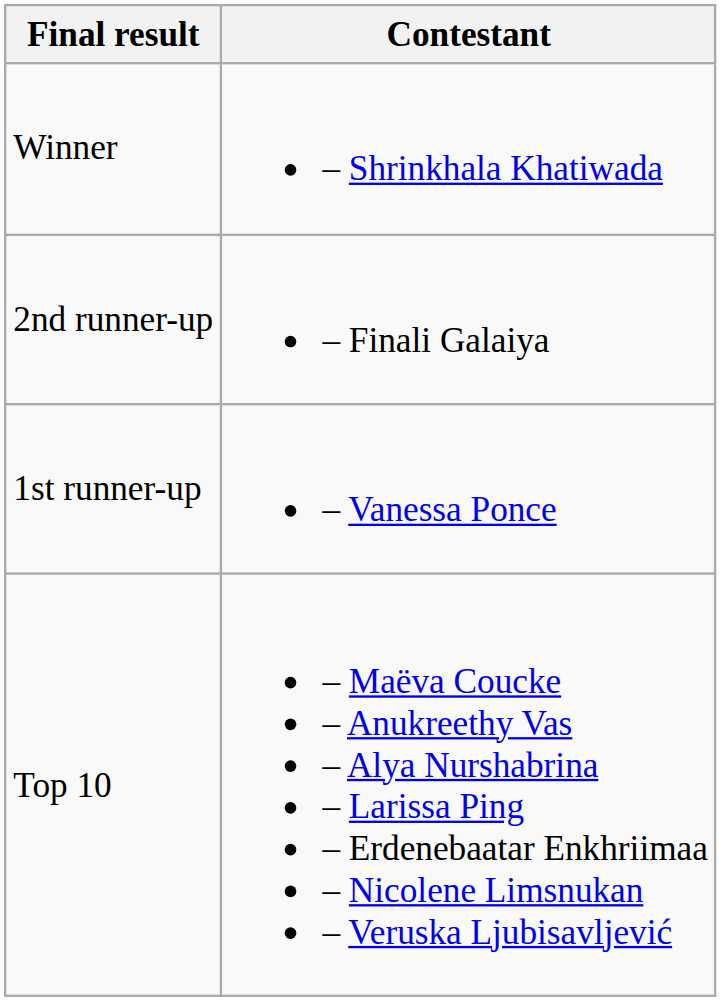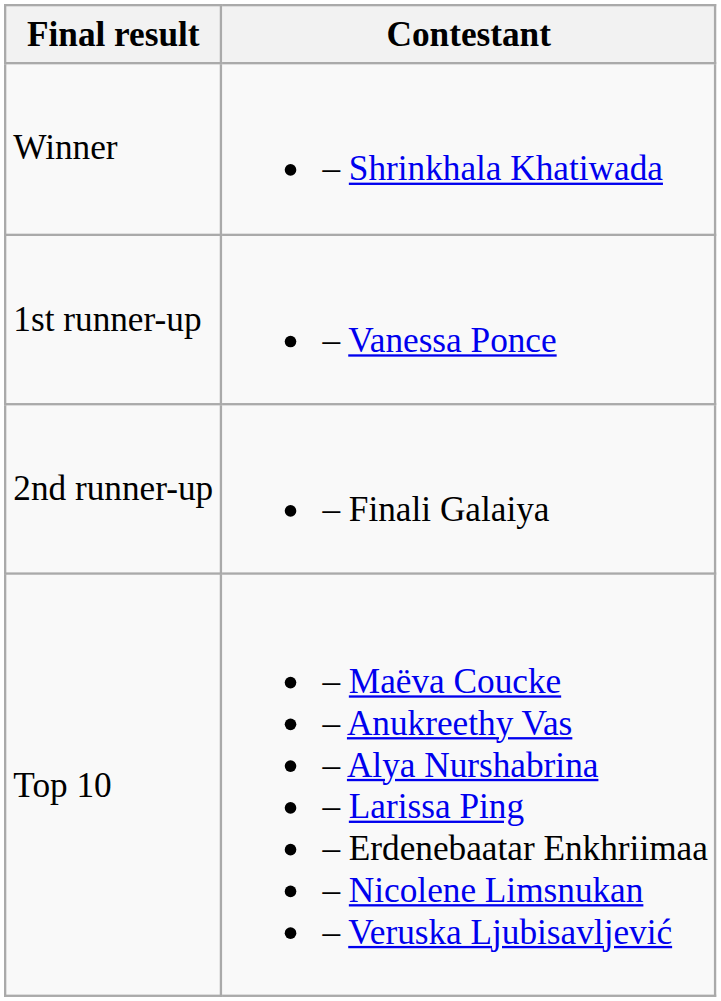rows swapped: (107, 488) <-> (113, 318)
